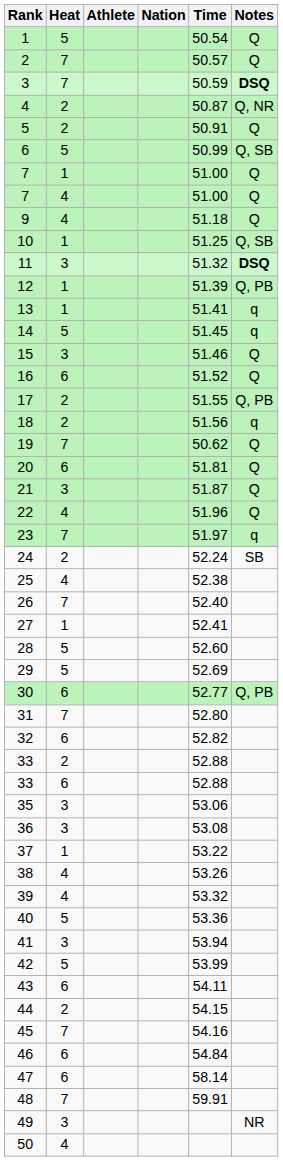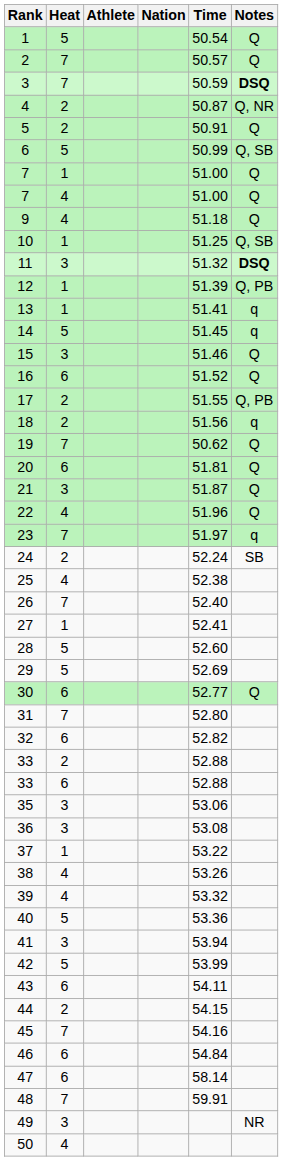(254, 693) Q, PB -> (254, 693) Q
